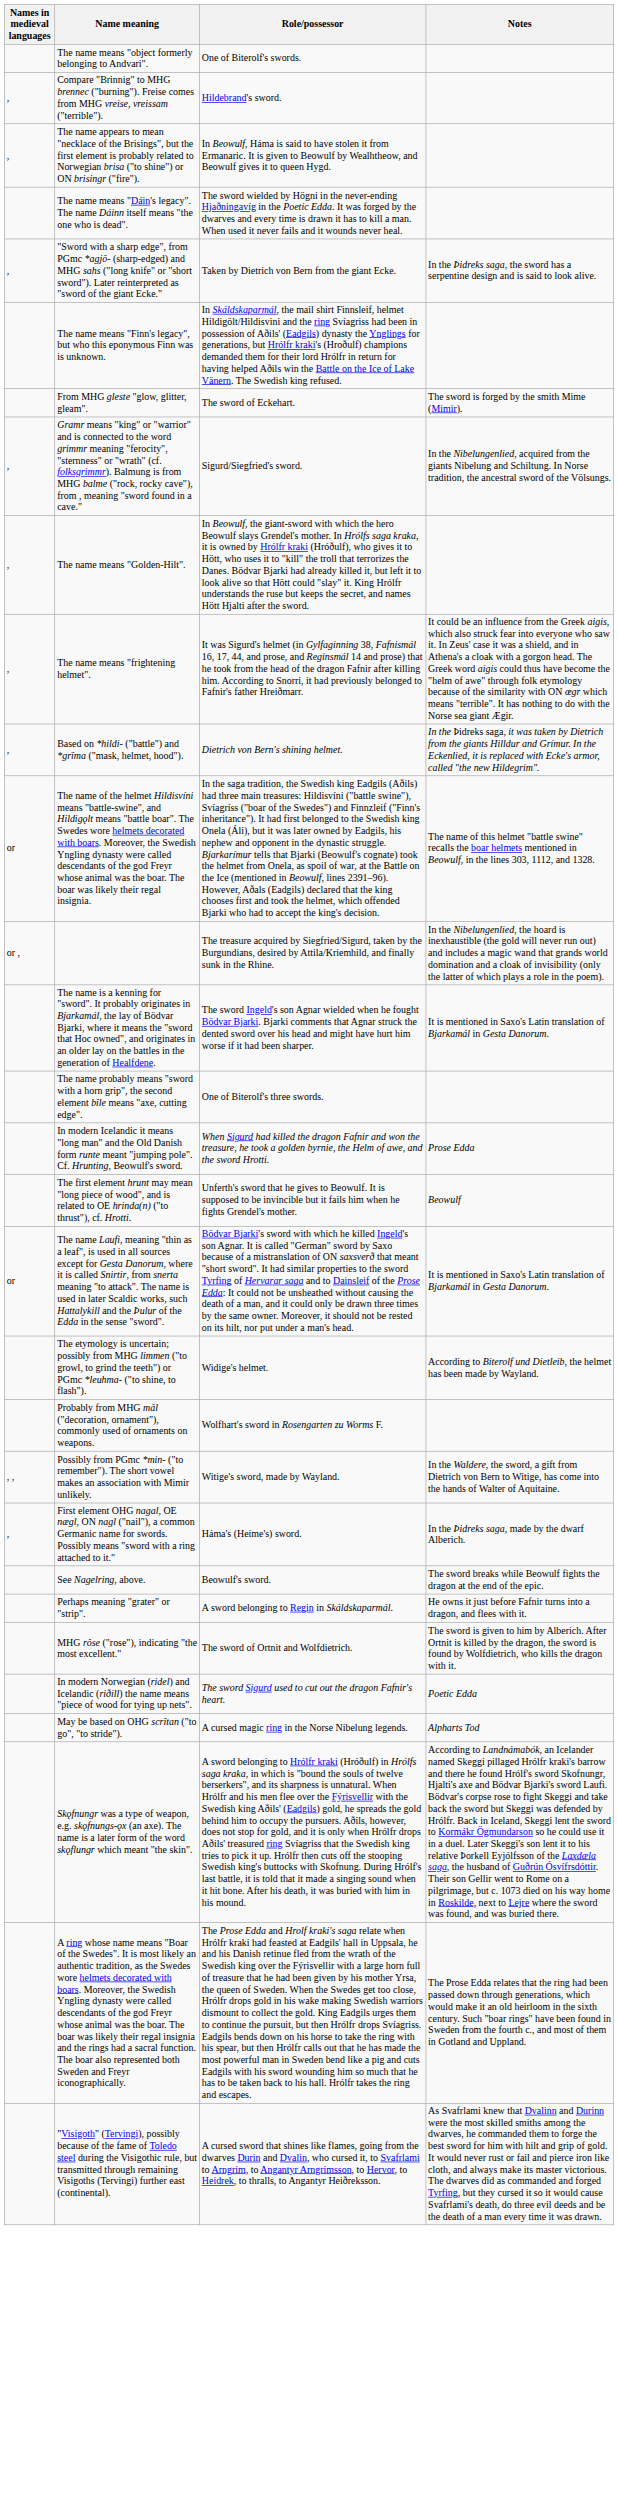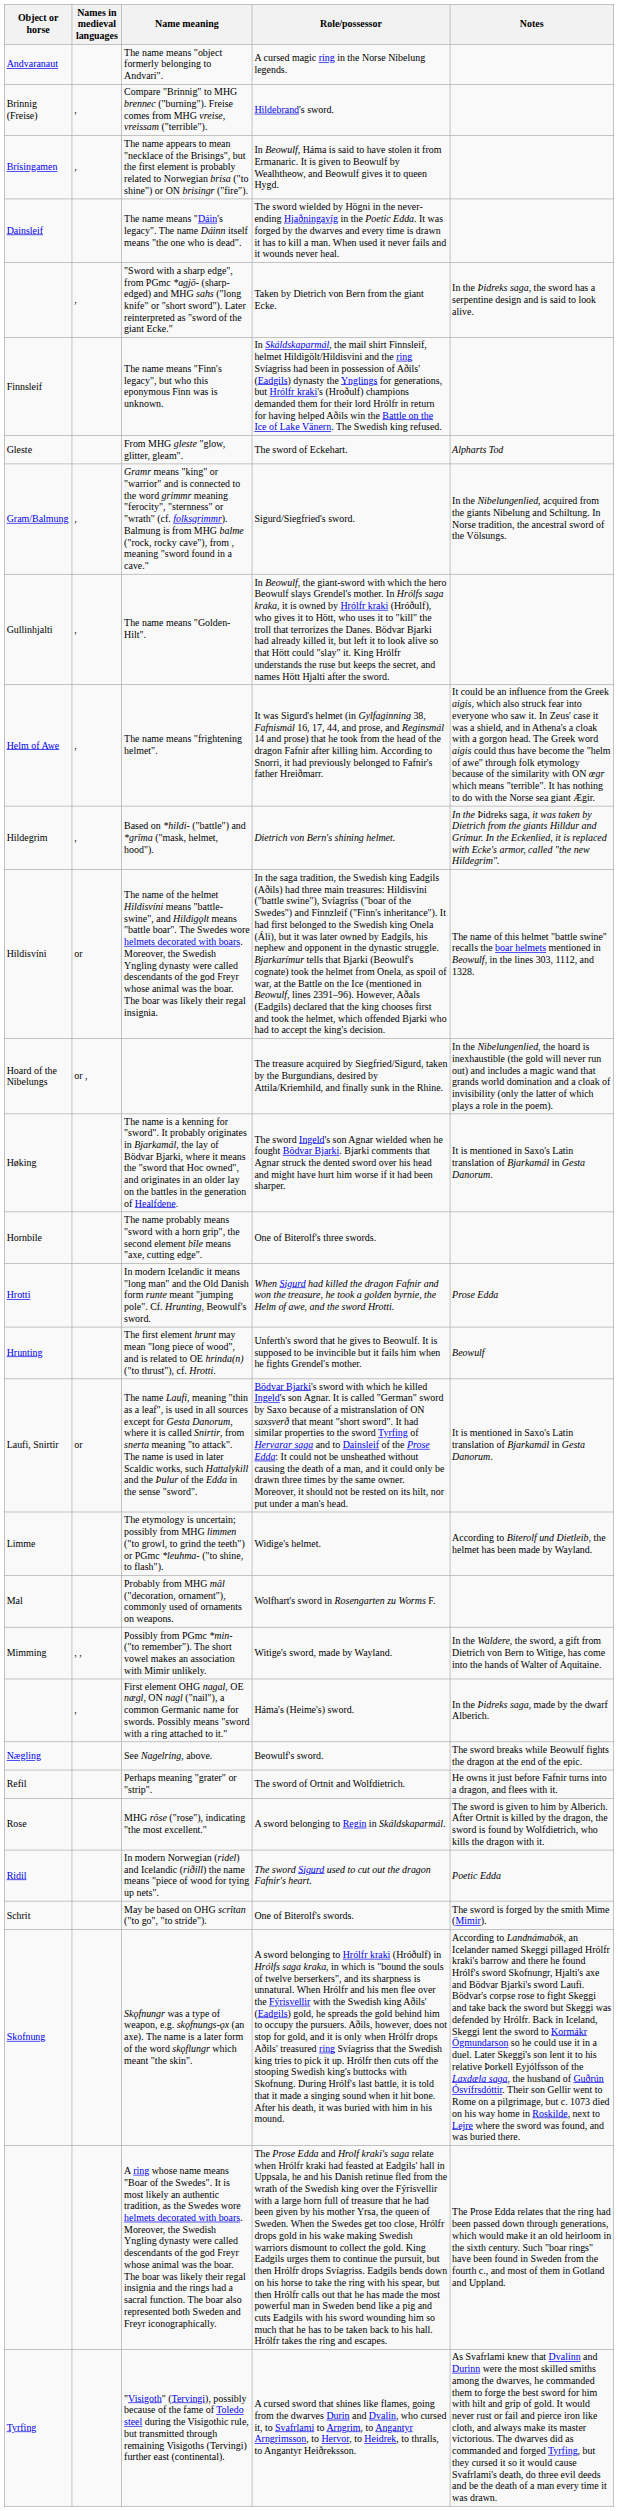+ column: (38, 24)
(252, 58) One of Biterolf's swords. -> (340, 64) A cursed magic ring in the Norse Nibelung legends.
(507, 403) The sword is forged by the smith Mime (Mimir). -> (478, 450) Alpharts Tod
(297, 1608) A sword belonging to Regin in Skáldskaparmál. -> (330, 1784) The sword of Ortnit and Wolfdietrich.
(277, 1648) The sword of Ortnit and Wolfdietrich. -> (350, 1824) A sword belonging to Regin in Skáldskaparmál.
(305, 1728) A cursed magic ring in the Norse Nibelung legends. -> (304, 1915) One of Biterolf's swords.
(454, 1728) Alpharts Tod -> (531, 1915) The sword is forged by the smith Mime (Mimir).
